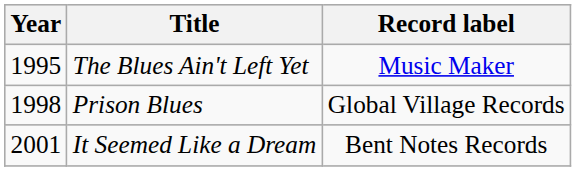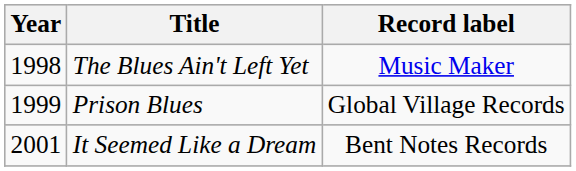(36, 64) 1995 -> (36, 64) 1998
(36, 104) 1998 -> (36, 104) 1999
